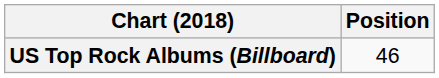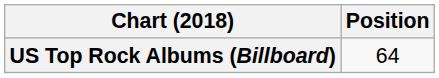(388, 55) 46 -> (388, 55) 64
